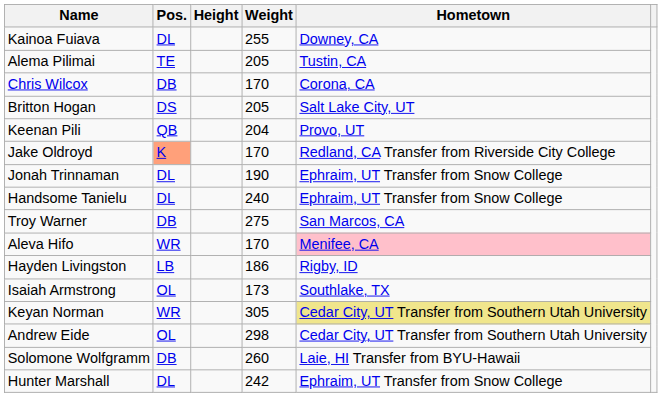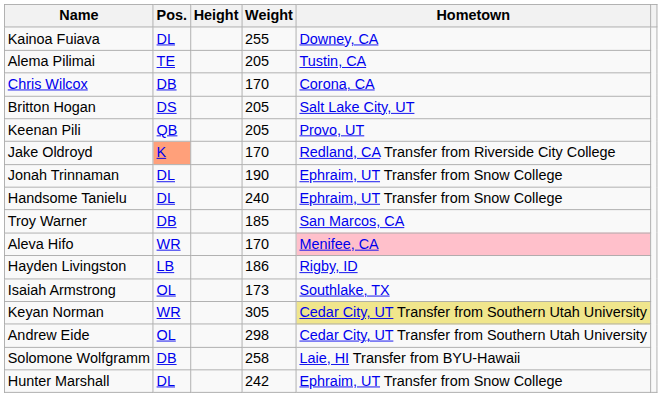(257, 130) 204 -> (257, 130) 205
(257, 221) 275 -> (257, 221) 185
(257, 358) 260 -> (257, 358) 258
